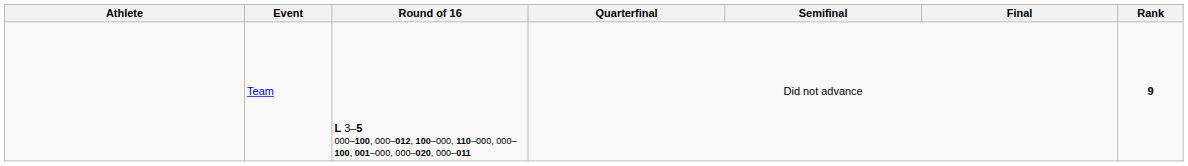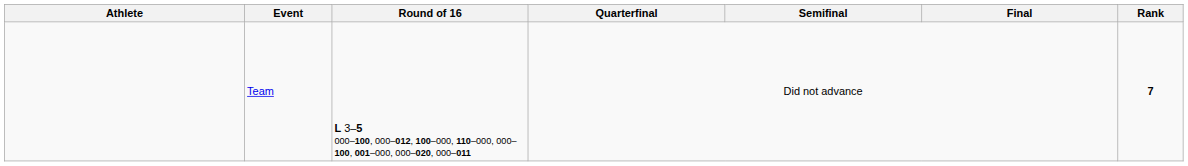(1151, 92) 9 -> (1151, 92) 7
